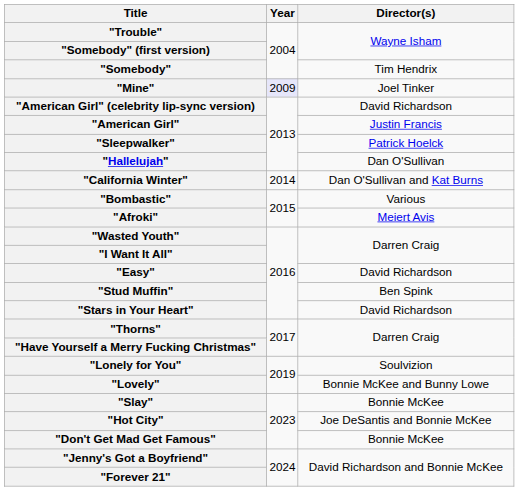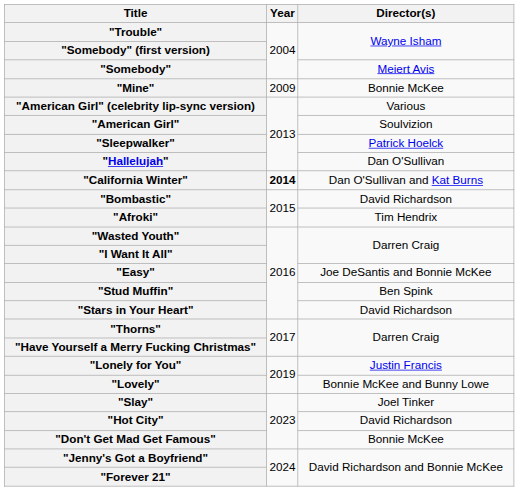(406, 69) Tim Hendrix -> (406, 69) Meiert Avis
(282, 87) lavender background -> (282, 87) no background
(406, 87) Joel Tinker -> (406, 87) Bonnie McKee
(406, 106) David Richardson -> (406, 106) Various
(406, 124) Justin Francis -> (406, 124) Soulvizion
(282, 180) normal -> (282, 180) bold
(406, 198) Various -> (406, 198) David Richardson
(406, 217) Meiert Avis -> (406, 217) Tim Hendrix
(406, 273) David Richardson -> (406, 273) Joe DeSantis and Bonnie McKee
(406, 365) Soulvizion -> (406, 365) Justin Francis
(406, 402) Bonnie McKee -> (406, 402) Joel Tinker
(406, 421) Joe DeSantis and Bonnie McKee -> (406, 421) David Richardson
